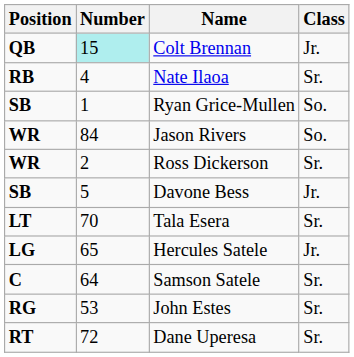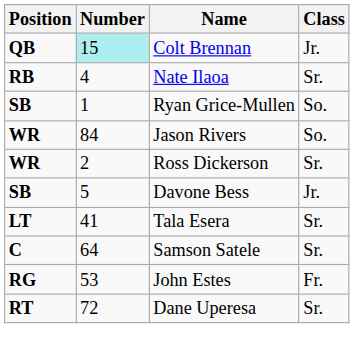(89, 221) 70 -> (89, 221) 41
- row: (210, 250)
(313, 308) Sr. -> (313, 279) Fr.
